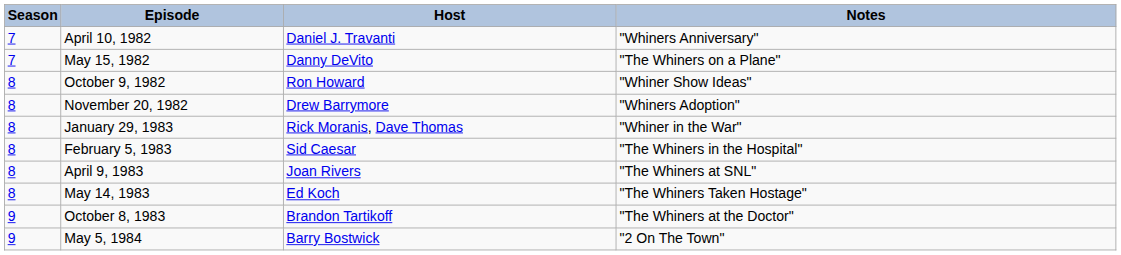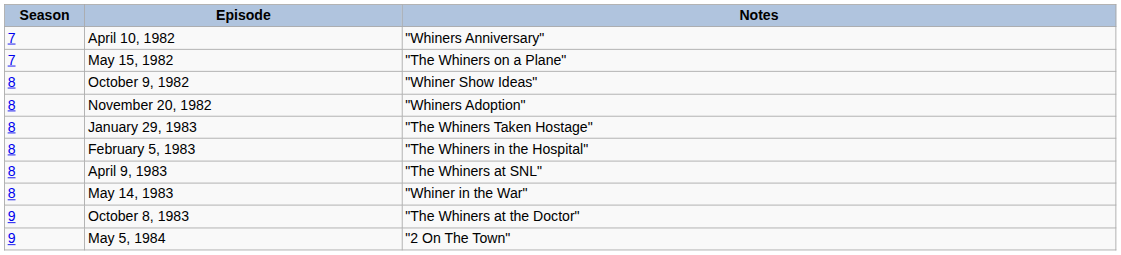- column: (450, 15)
(681, 127) "Whiner in the War" -> (499, 127) "The Whiners Taken Hostage"
(713, 194) "The Whiners Taken Hostage" -> (466, 194) "Whiner in the War"
